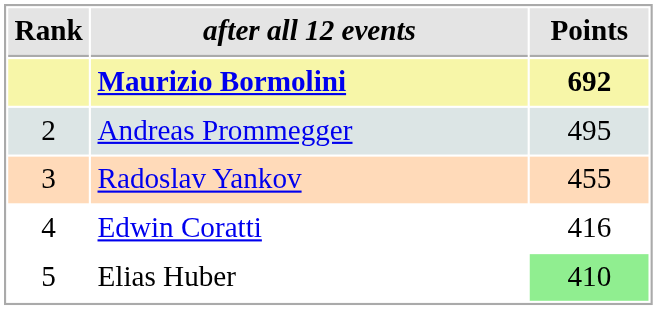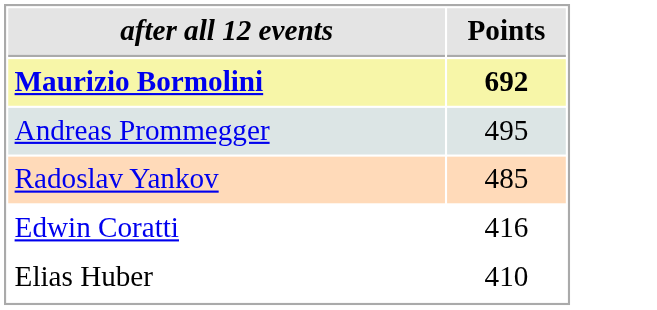- column: (49, 30)
(589, 179) 455 -> (506, 179) 485
(589, 276) lightgreen background -> (506, 276) no background
